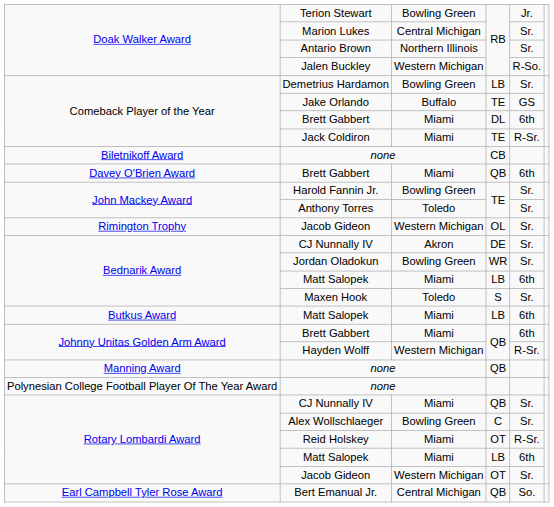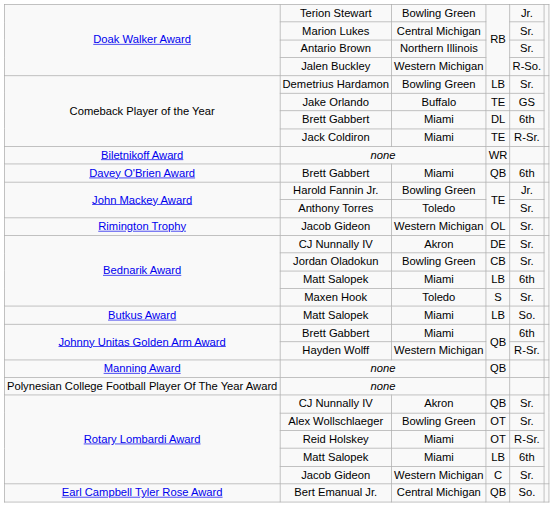(498, 155) CB -> (498, 155) WR
(527, 191) Sr. -> (527, 191) Jr.
(498, 262) WR -> (498, 262) CB
(527, 315) 6th -> (527, 315) So.
(439, 404) Miami -> (439, 404) Akron
(498, 421) C -> (498, 421) OT
(498, 475) OT -> (498, 475) C
